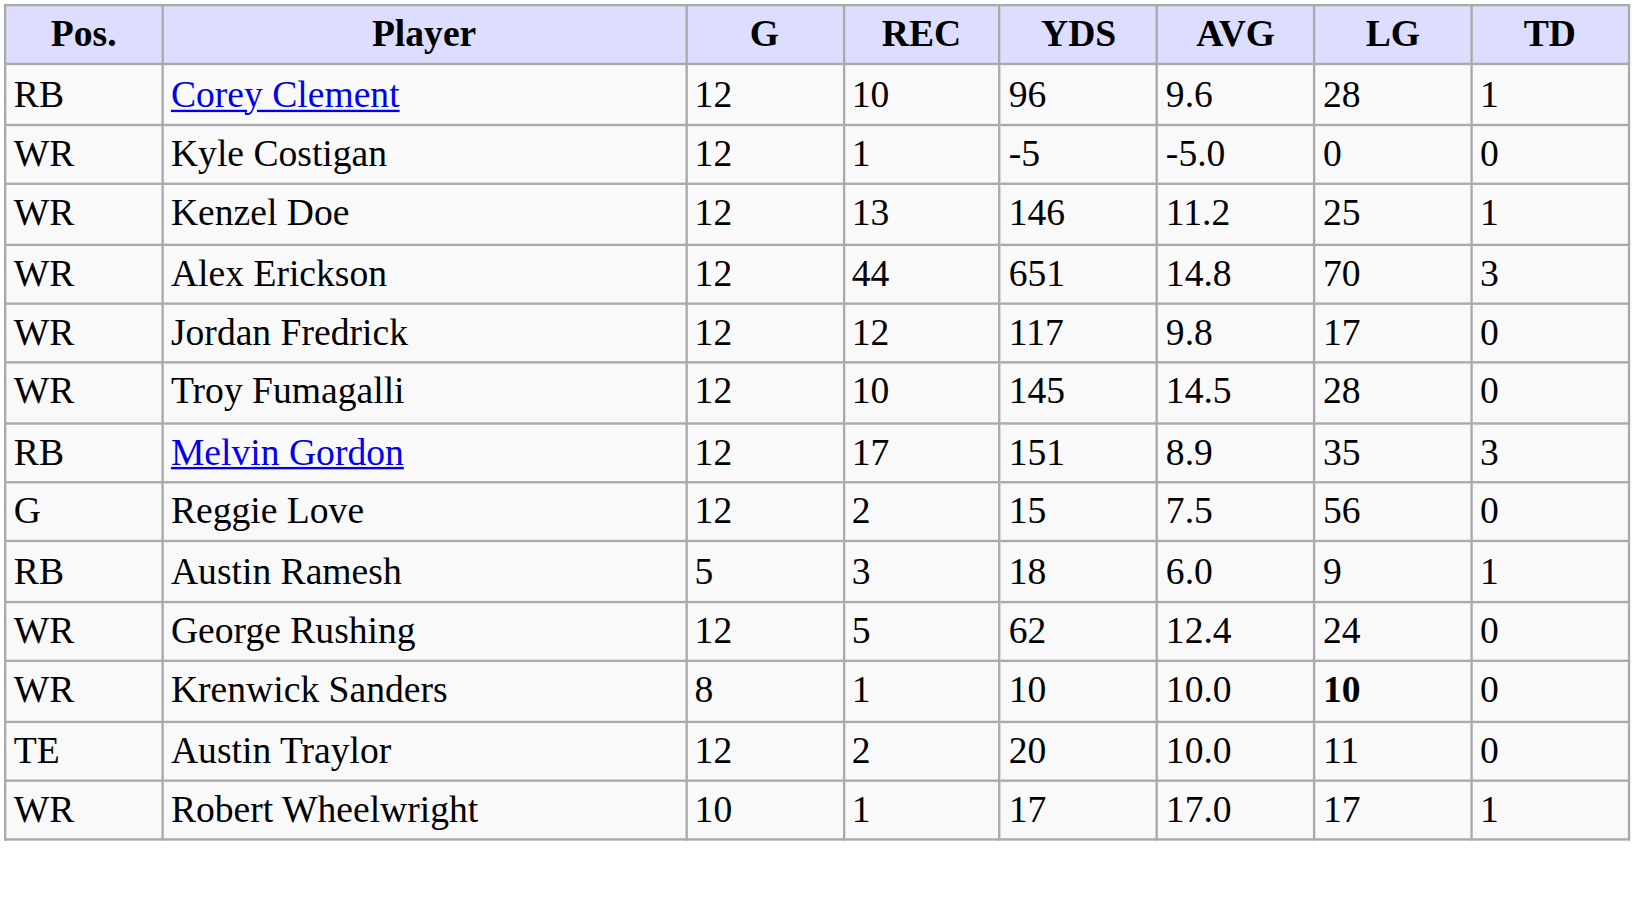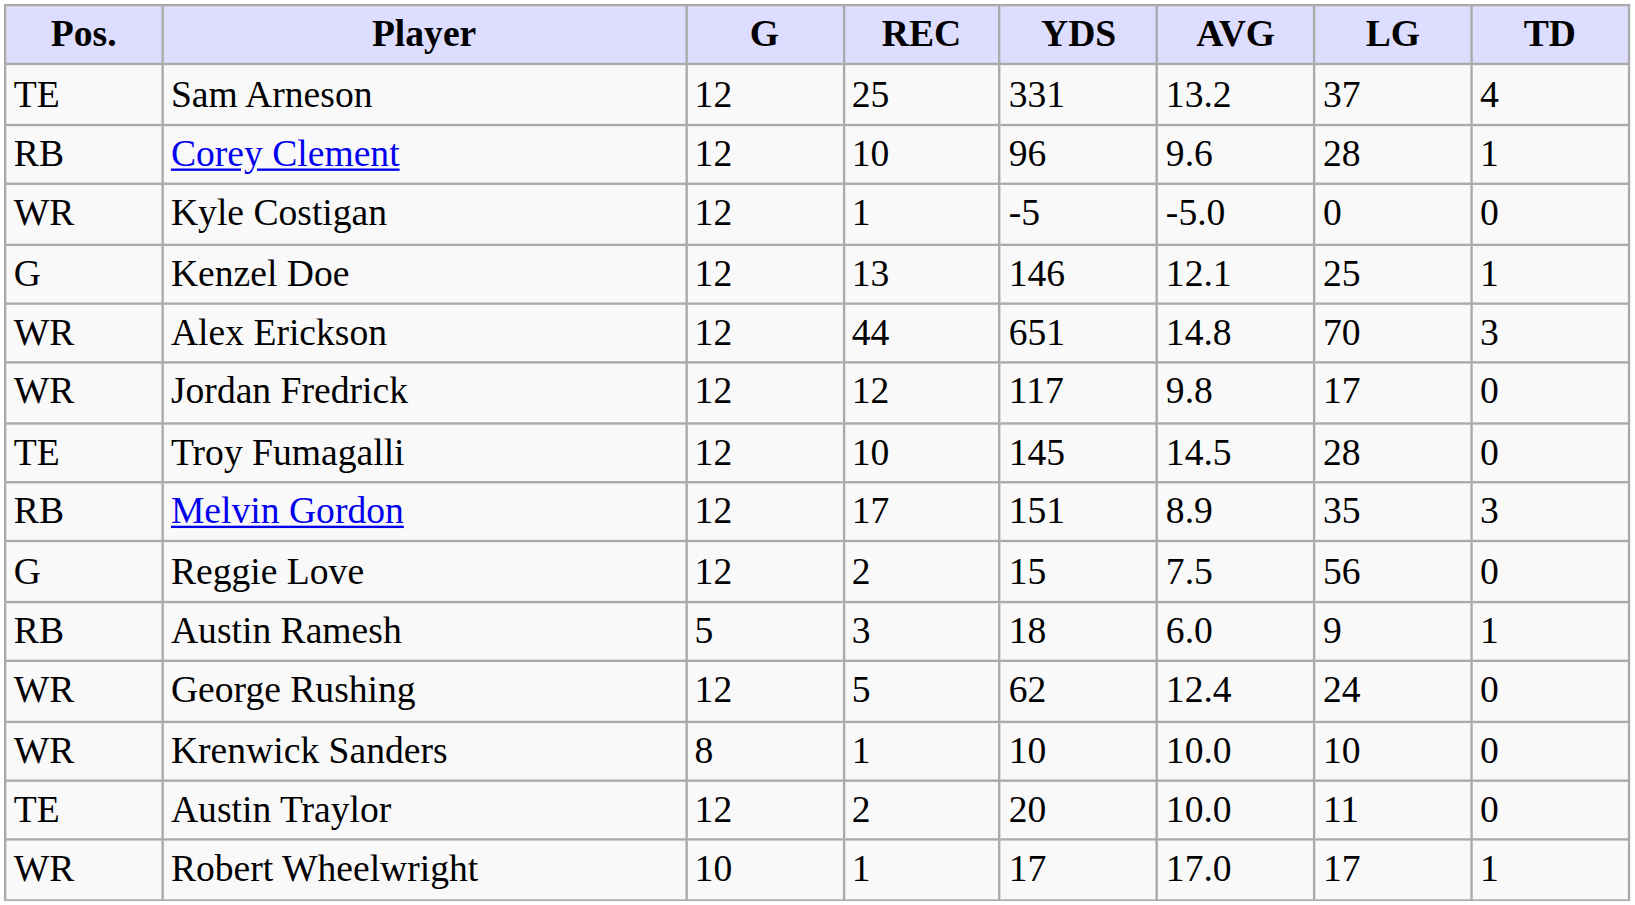+ row: (272, 93)
(44, 213) WR -> (27, 272) G
(1198, 213) 11.2 -> (1199, 272) 12.1
(44, 392) WR -> (37, 451) TE
(1342, 690) bold -> (1342, 749) normal
